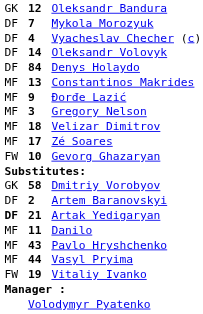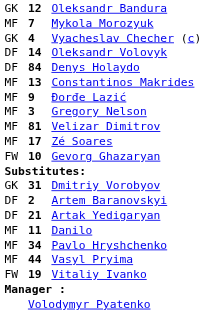(11, 23) DF -> (11, 23) MF
(11, 38) DF -> (11, 38) GK
(35, 126) 18 -> (35, 126) 81
(35, 185) 58 -> (35, 185) 31
(11, 215) bold -> (11, 215) normal
(35, 245) 43 -> (35, 245) 34
